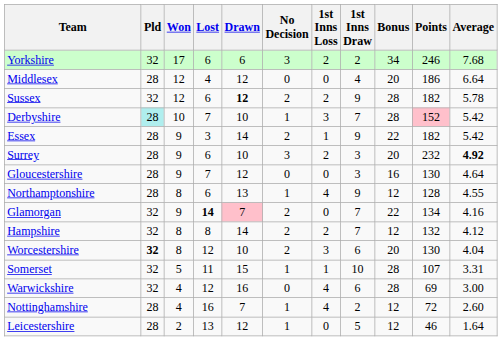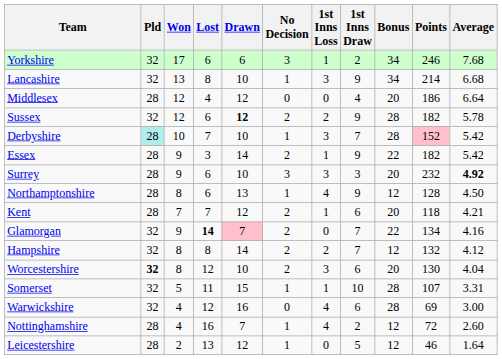(326, 60) 2 -> (326, 60) 1
+ row: (33, 79)
(326, 155) 2 -> (326, 174) 3
- row: (45, 174)
(473, 193) 4.55 -> (473, 193) 4.50
+ row: (19, 212)
